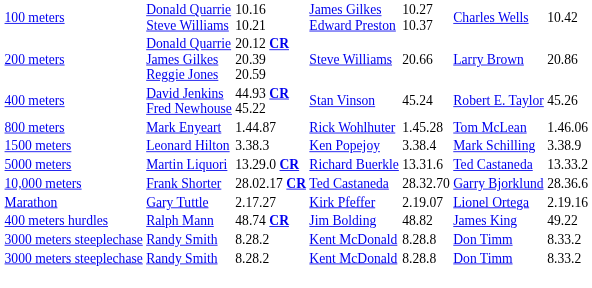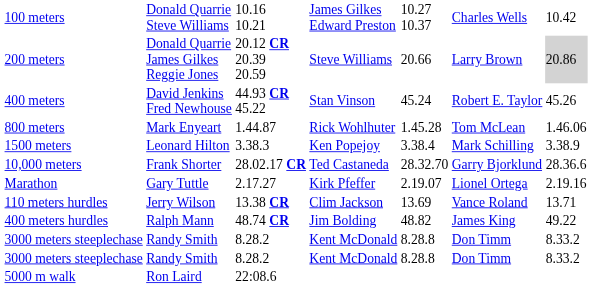(563, 59) no background -> (561, 59) lightgrey background
- row: (38, 164)
+ row: (56, 202)
+ row: (40, 277)
